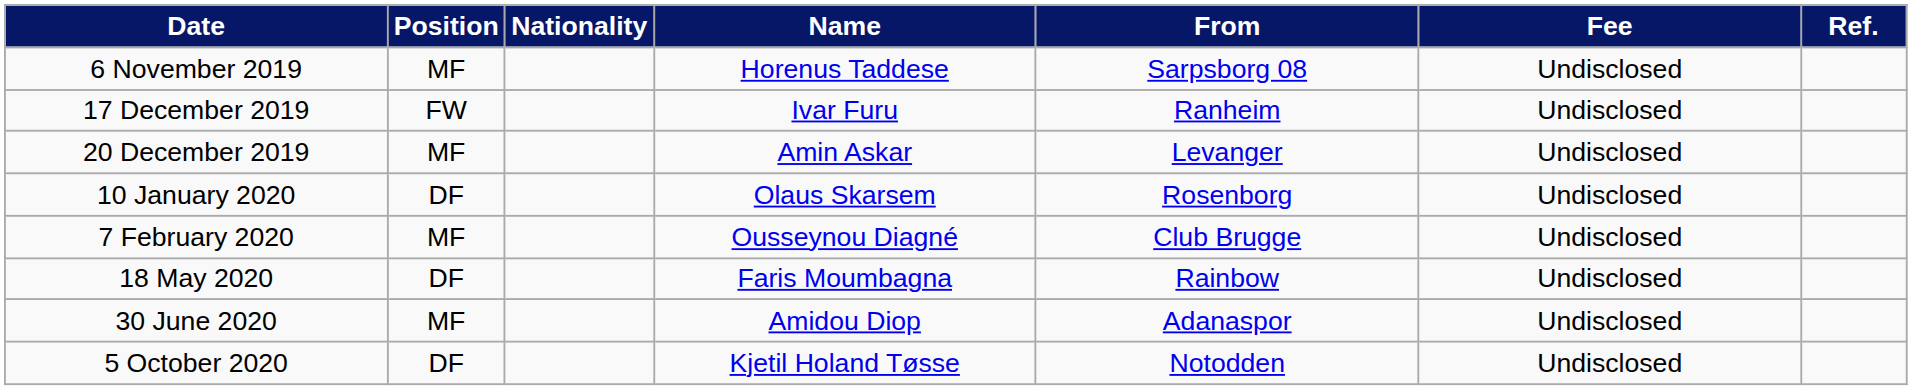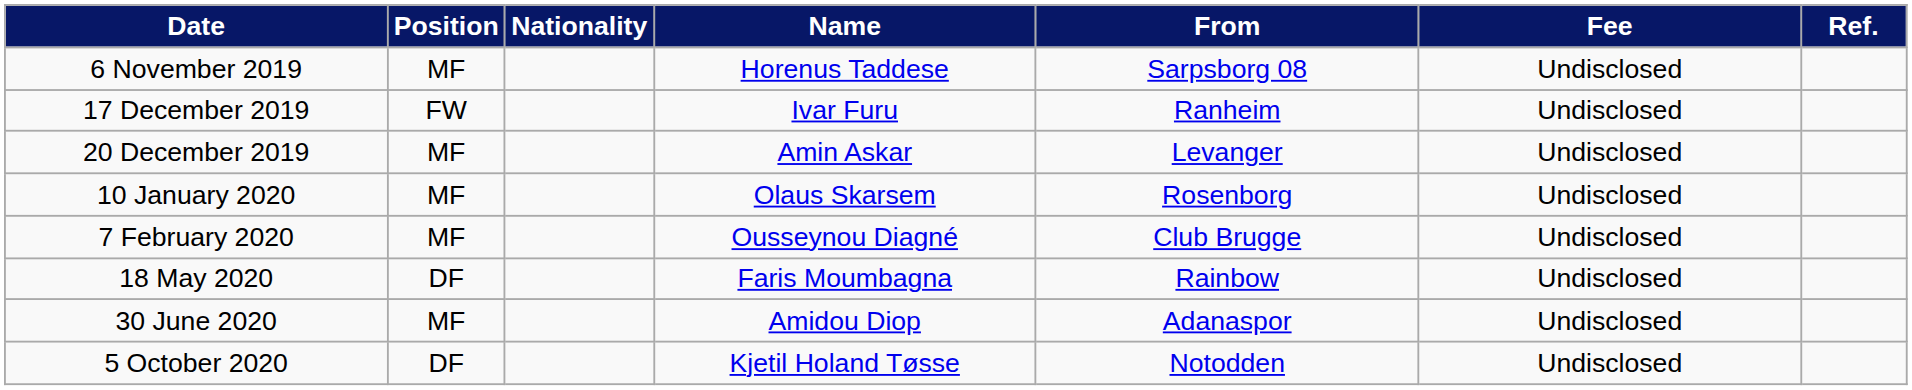(446, 195) DF -> (446, 195) MF
